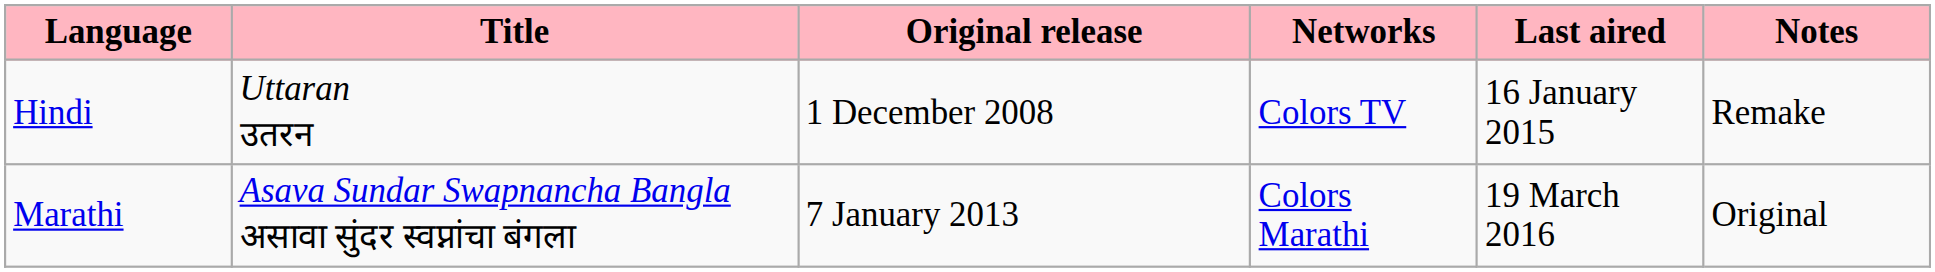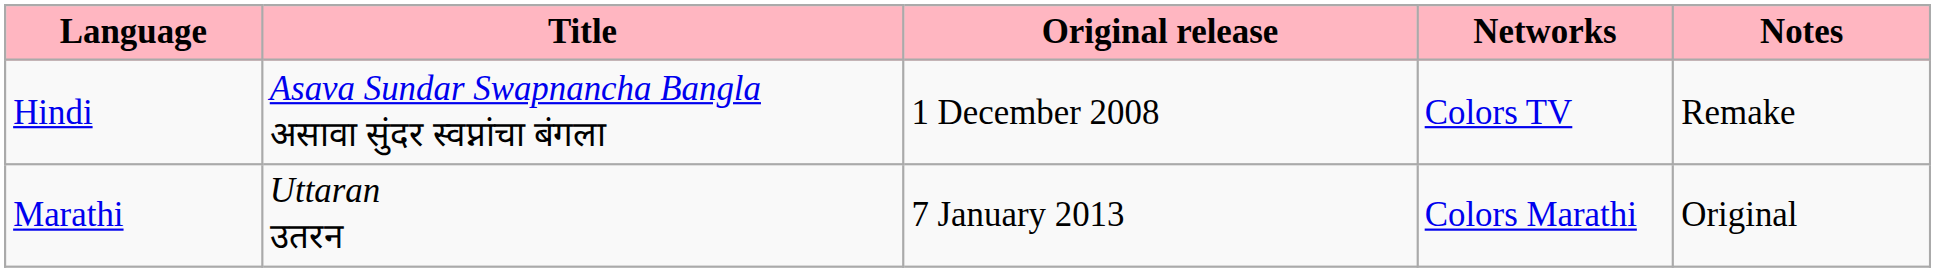- column: (1590, 32)
(295, 110) Uttaran उतरन -> (515, 110) Asava Sundar Swapnancha Bangla असावा सुंदर स्वप्नांचा बंगला
(485, 213) Asava Sundar Swapnancha Bangla असावा सुंदर स्वप्नांचा बंगला -> (325, 213) Uttaran उतरन
